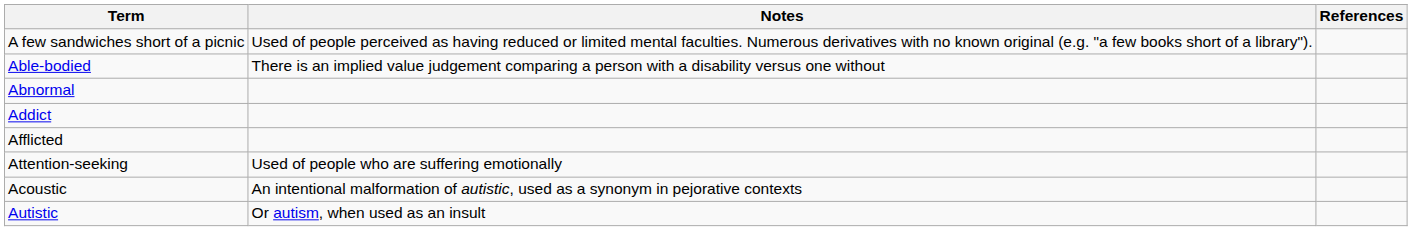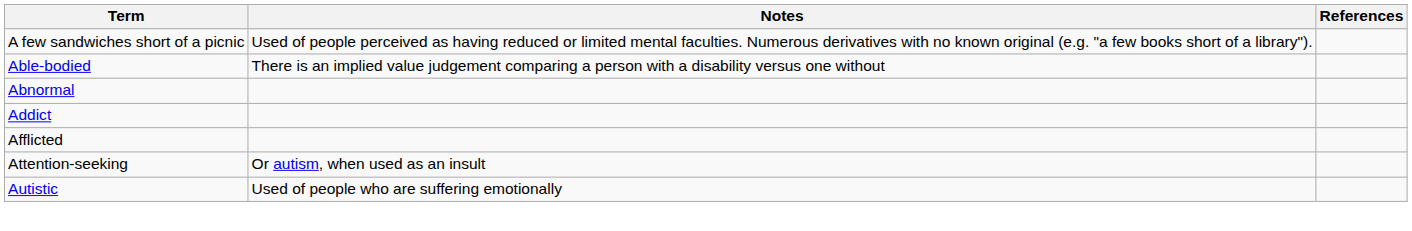(407, 164) Used of people who are suffering emotionally -> (368, 164) Or autism, when used as an insult
- row: (37, 189)
(368, 213) Or autism, when used as an insult -> (407, 189) Used of people who are suffering emotionally
